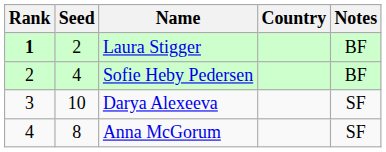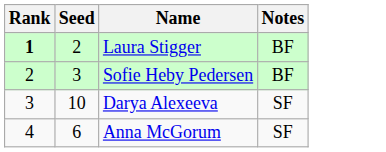- column: (294, 18)
(77, 75) 4 -> (77, 75) 3
(77, 132) 8 -> (77, 132) 6
